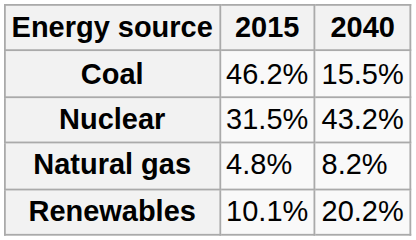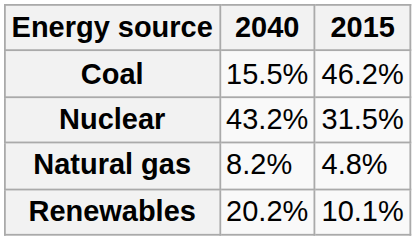columns swapped: (267, 27) <-> (363, 27)
